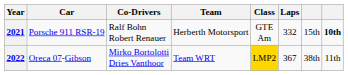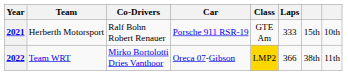columns swapped: (211, 12) <-> (67, 12)
(290, 32) 332 -> (290, 32) 333
(333, 32) bold -> (332, 32) normal
(290, 58) 367 -> (290, 58) 366
